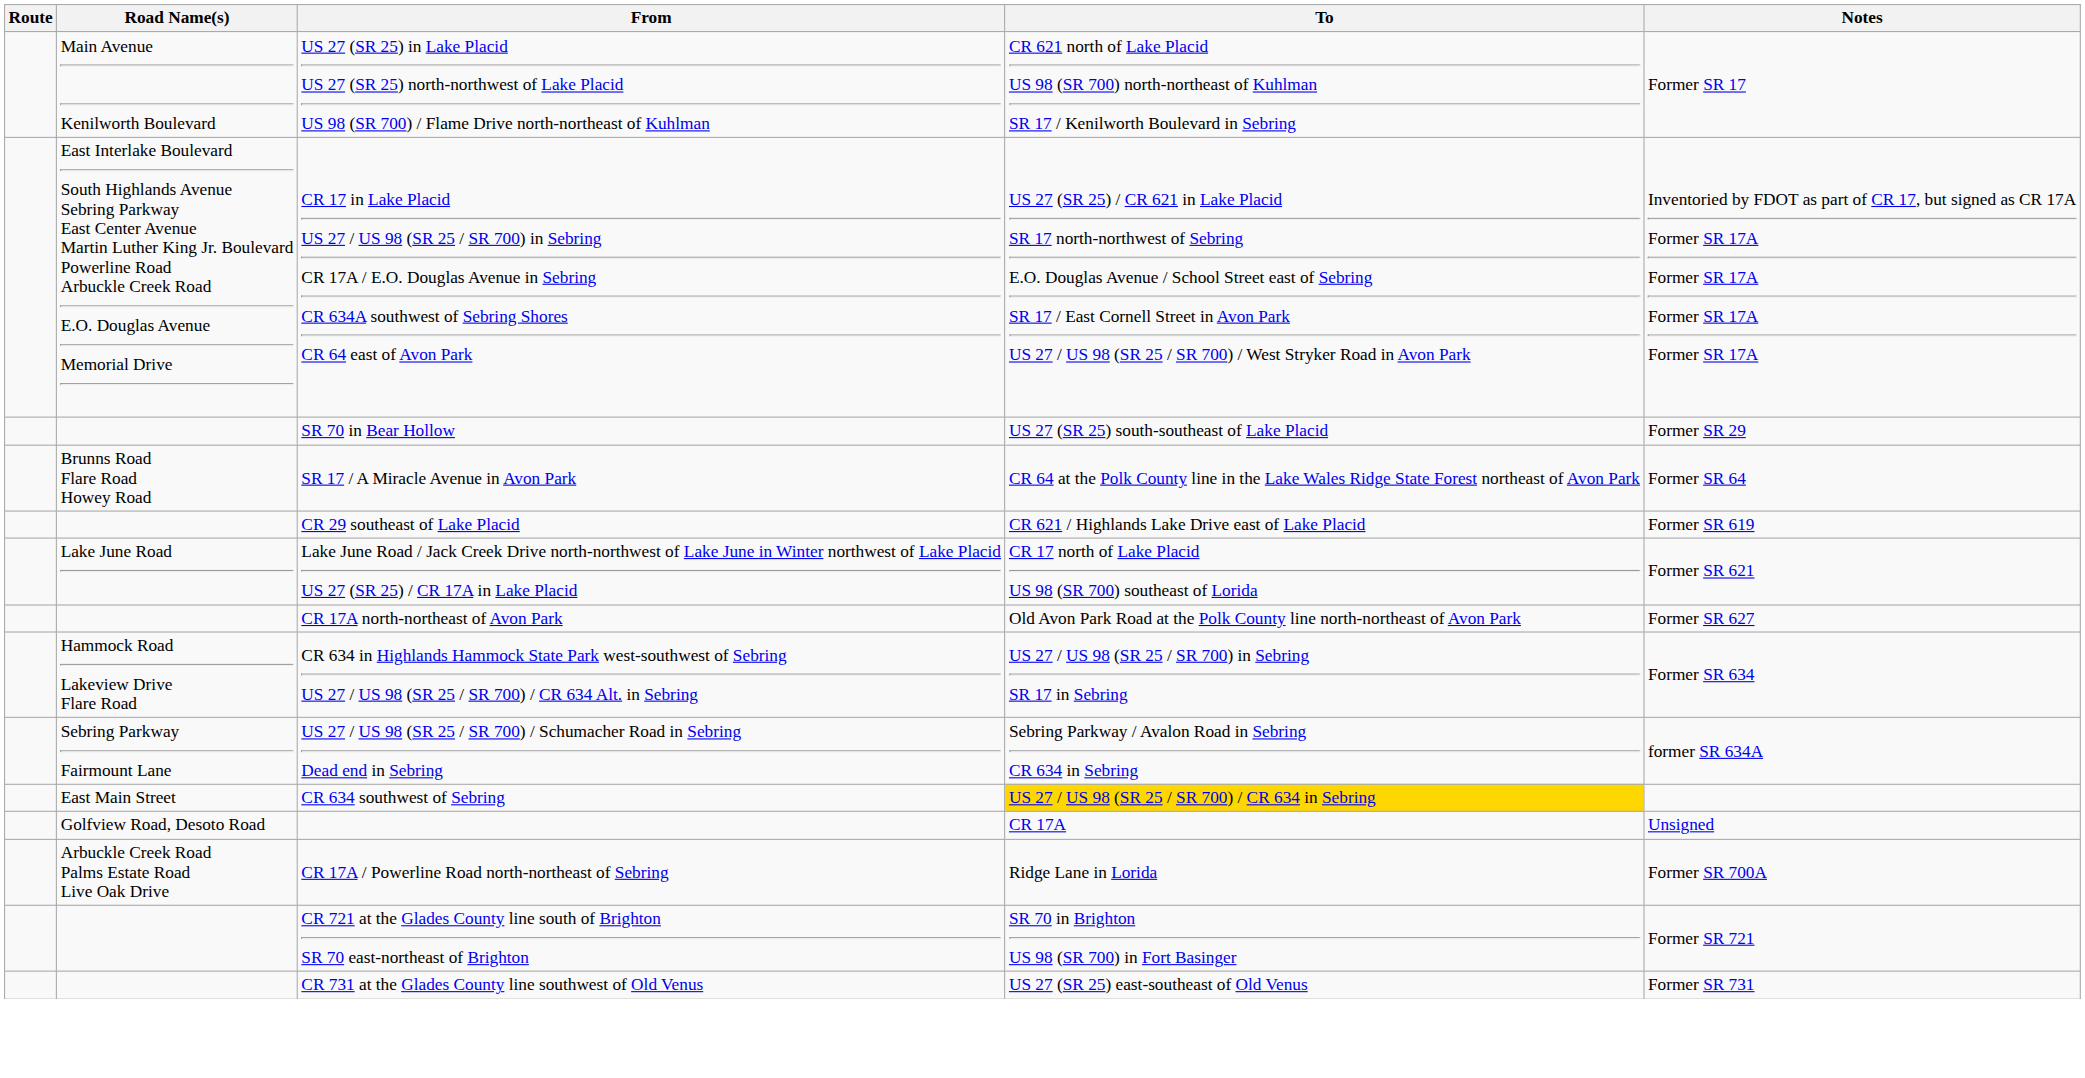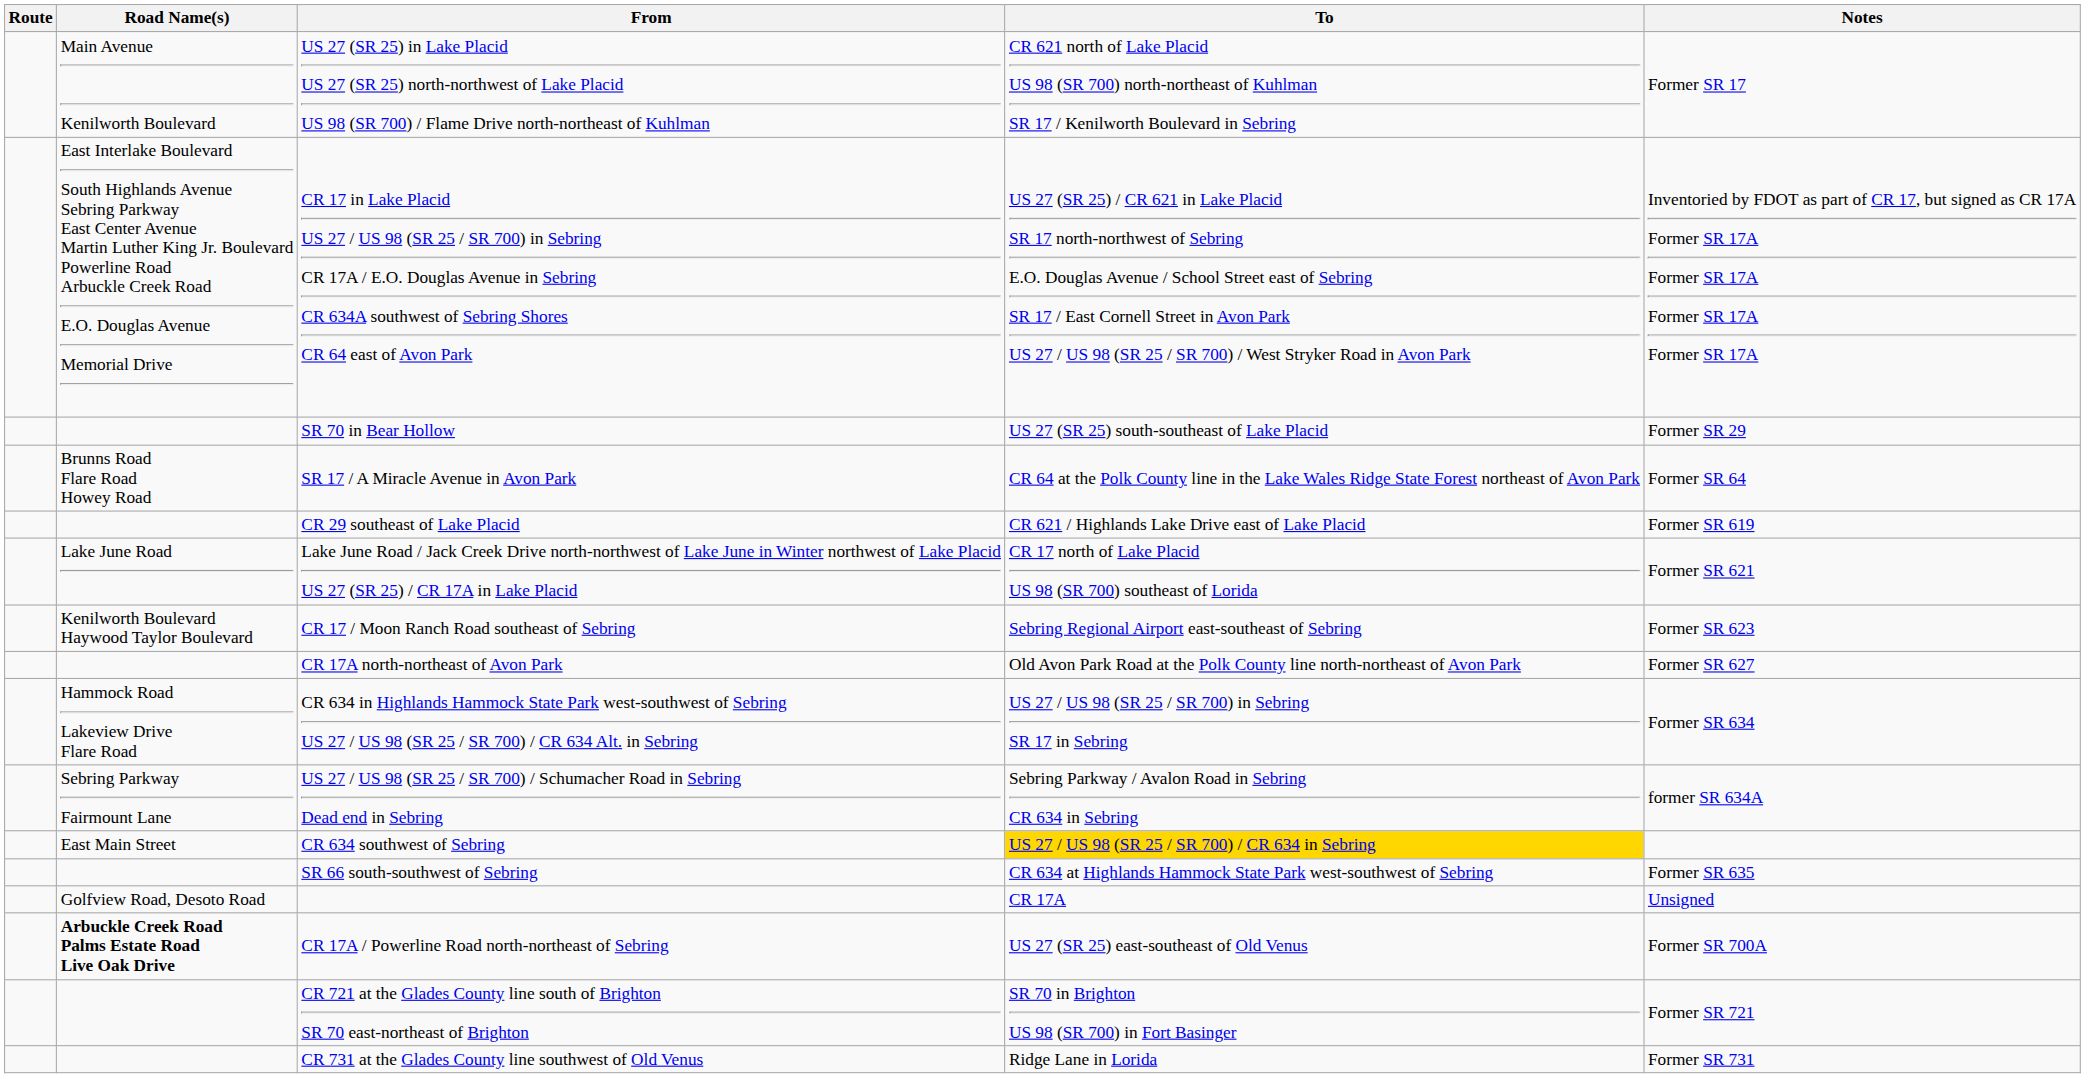+ row: (468, 627)
+ row: (419, 871)
(136, 871) normal -> (142, 946) bold
(1083, 871) Ridge Lane in Lorida -> (1158, 946) US 27 (SR 25) east-southeast of Old Venus
(1158, 985) US 27 (SR 25) east-southeast of Old Venus -> (1083, 1059) Ridge Lane in Lorida
